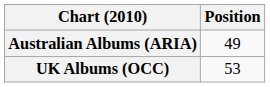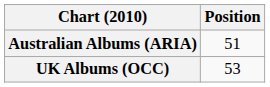(233, 43) 49 -> (233, 43) 51
